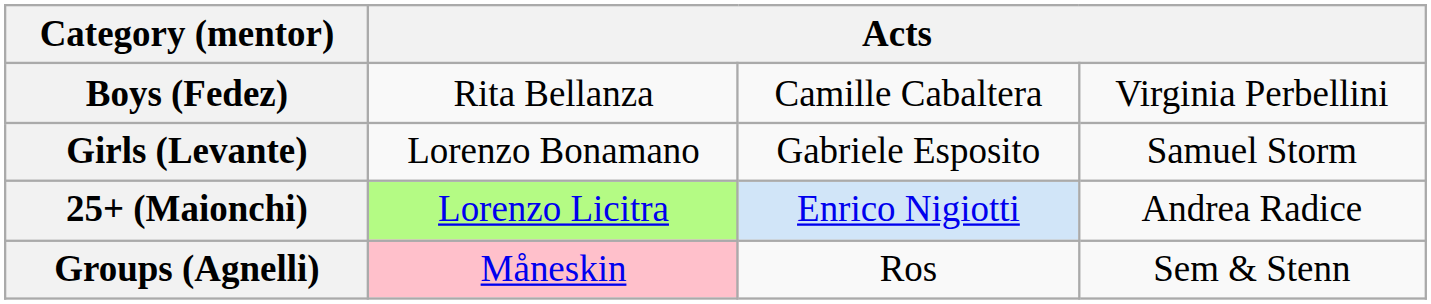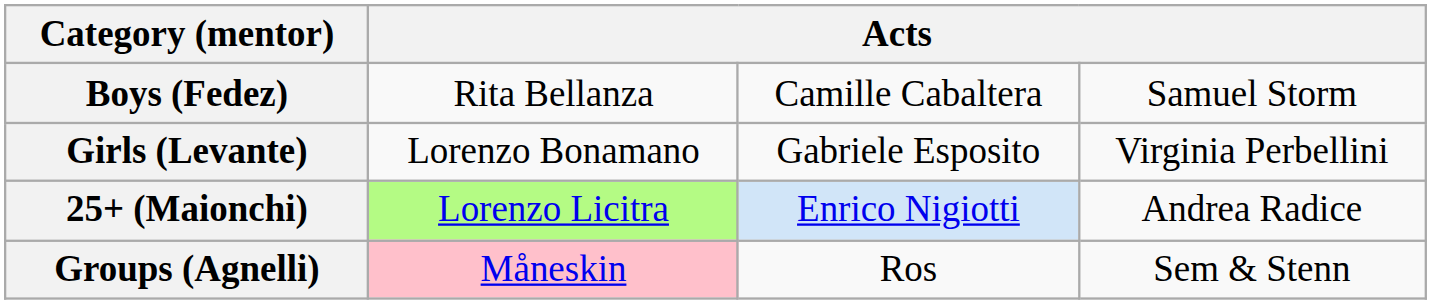(1252, 92) Virginia Perbellini -> (1252, 92) Samuel Storm
(1252, 151) Samuel Storm -> (1252, 151) Virginia Perbellini
